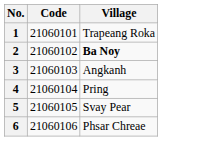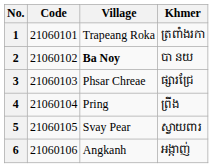+ column: (183, 13)
(105, 70) Angkanh -> (114, 81) Phsar Chreae
(114, 126) Phsar Chreae -> (105, 150) Angkanh
